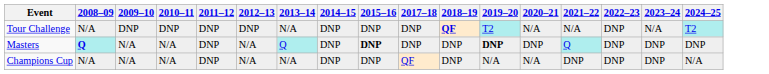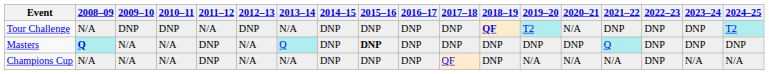+ column: (419, 12)
(209, 28) DNP -> (208, 28) N/A
(572, 28) N/A -> (614, 28) DNP
(653, 28) N/A -> (695, 28) DNP
(493, 45) bold -> (533, 45) normal
(574, 61) DNP -> (613, 61) N/A
(655, 61) DNP -> (694, 61) N/A
